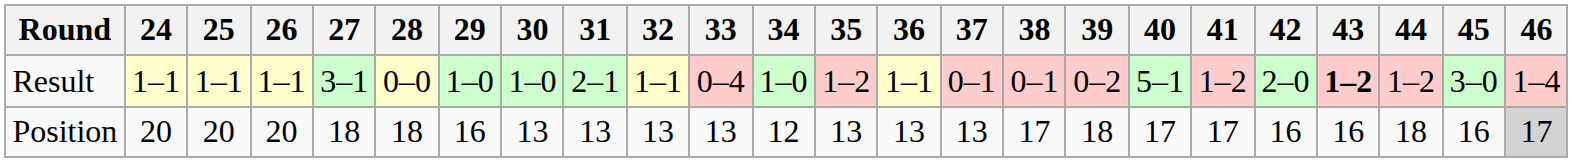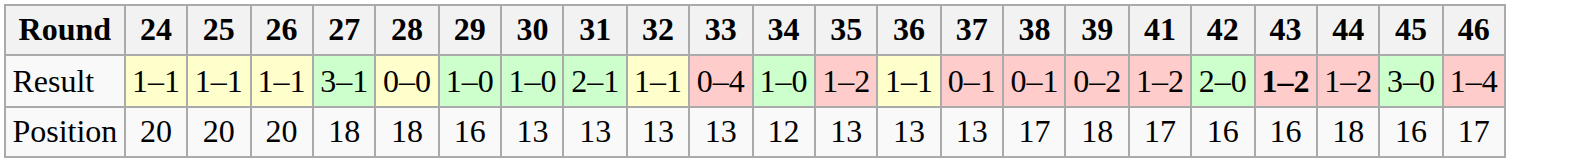- column: (1160, 29)
(1537, 131) lightgrey background -> (1474, 131) no background
